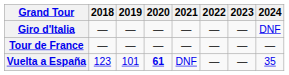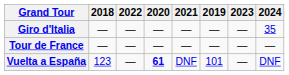columns swapped: (130, 12) <-> (214, 12)
(270, 29) DNF -> (270, 29) 35
(270, 62) 35 -> (270, 62) DNF
